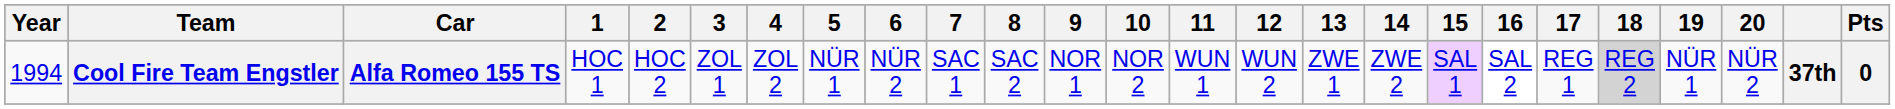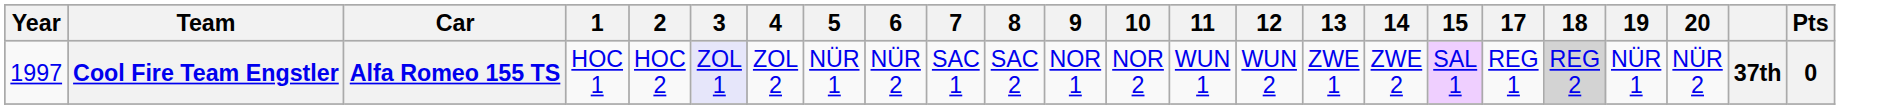- column: (1510, 23)
(36, 72) 1994 -> (36, 72) 1997
(719, 72) no background -> (719, 72) lavender background
